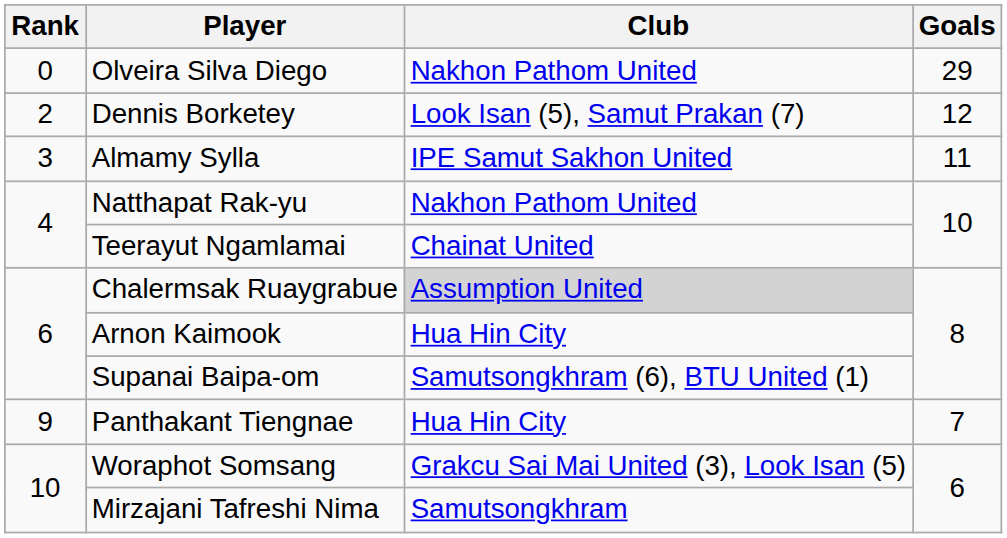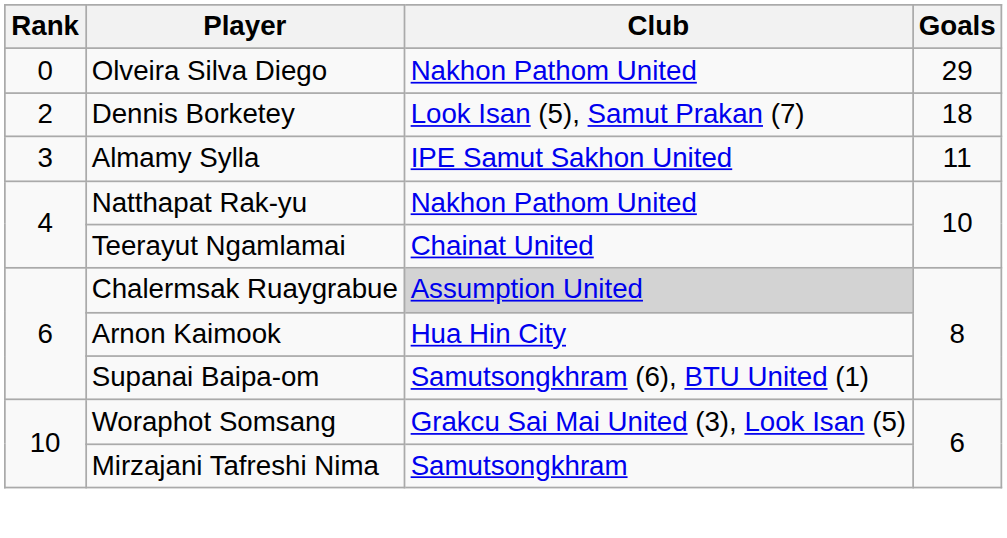(957, 114) 12 -> (957, 114) 18
- row: (223, 421)
